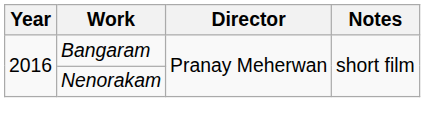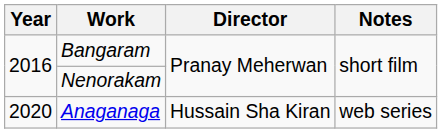+ row: (111, 111)
